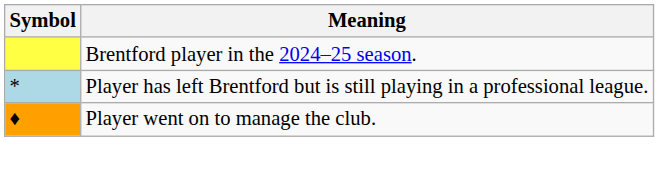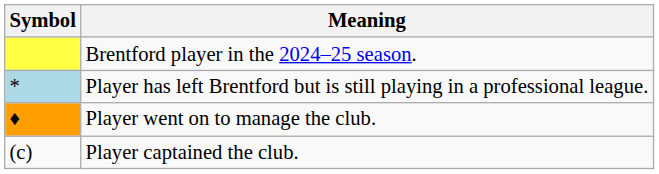+ row: (192, 151)
